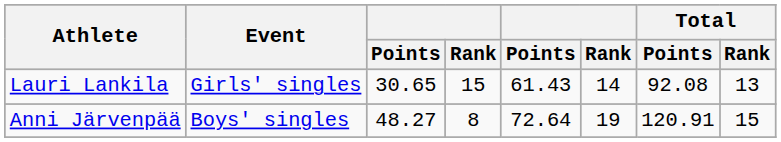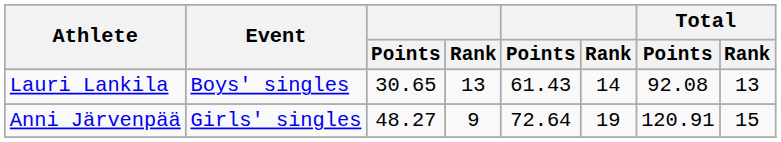(276, 86) Girls' singles -> (270, 86) Boys' singles
(473, 86) 15 -> (473, 86) 13
(270, 120) Boys' singles -> (276, 120) Girls' singles
(473, 120) 8 -> (473, 120) 9
